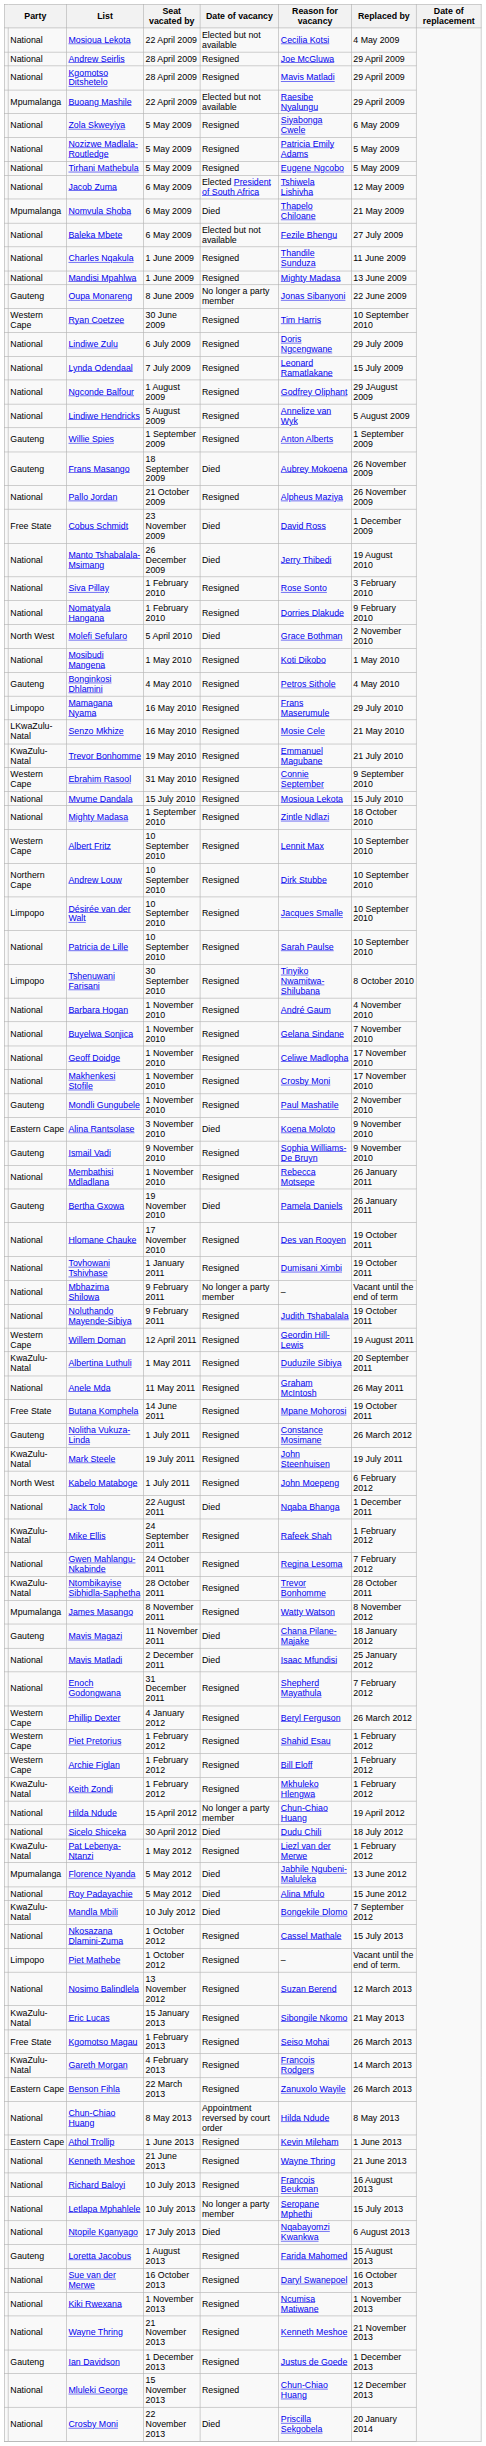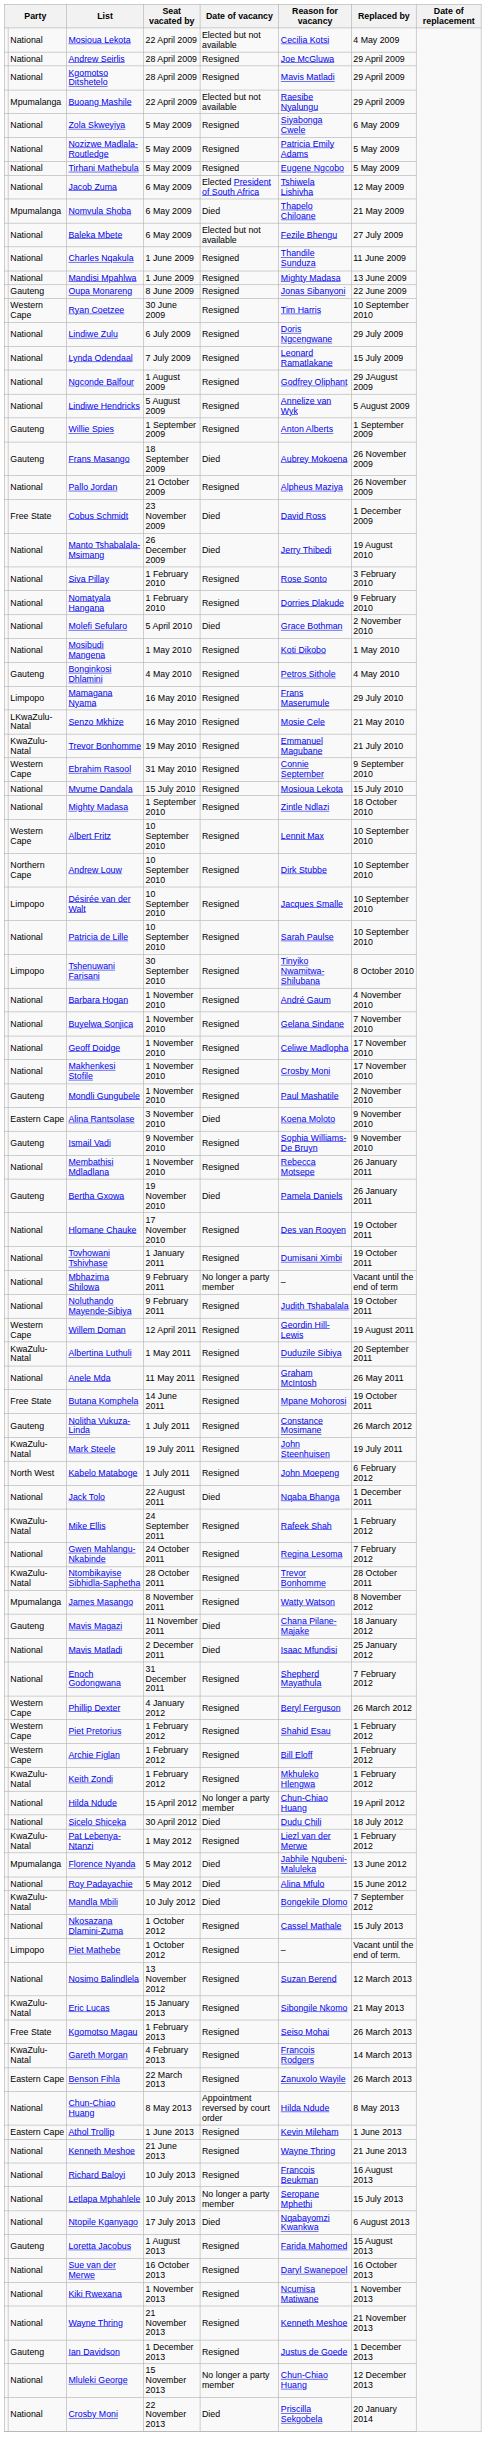(236, 296) No longer a party member -> (221, 291) Resigned
(32, 636) North West -> (27, 626) National
(221, 2390) Resigned -> (236, 2380) No longer a party member
